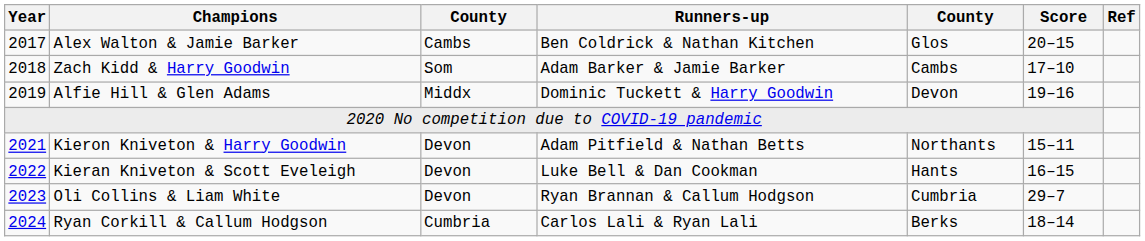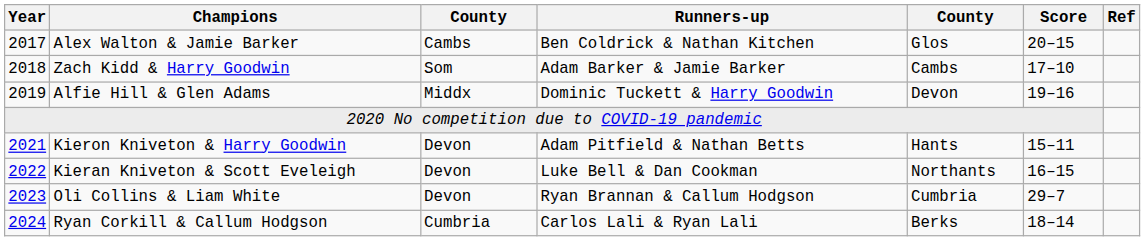(953, 146) Northants -> (935, 146) Hants
(935, 171) Hants -> (953, 171) Northants
